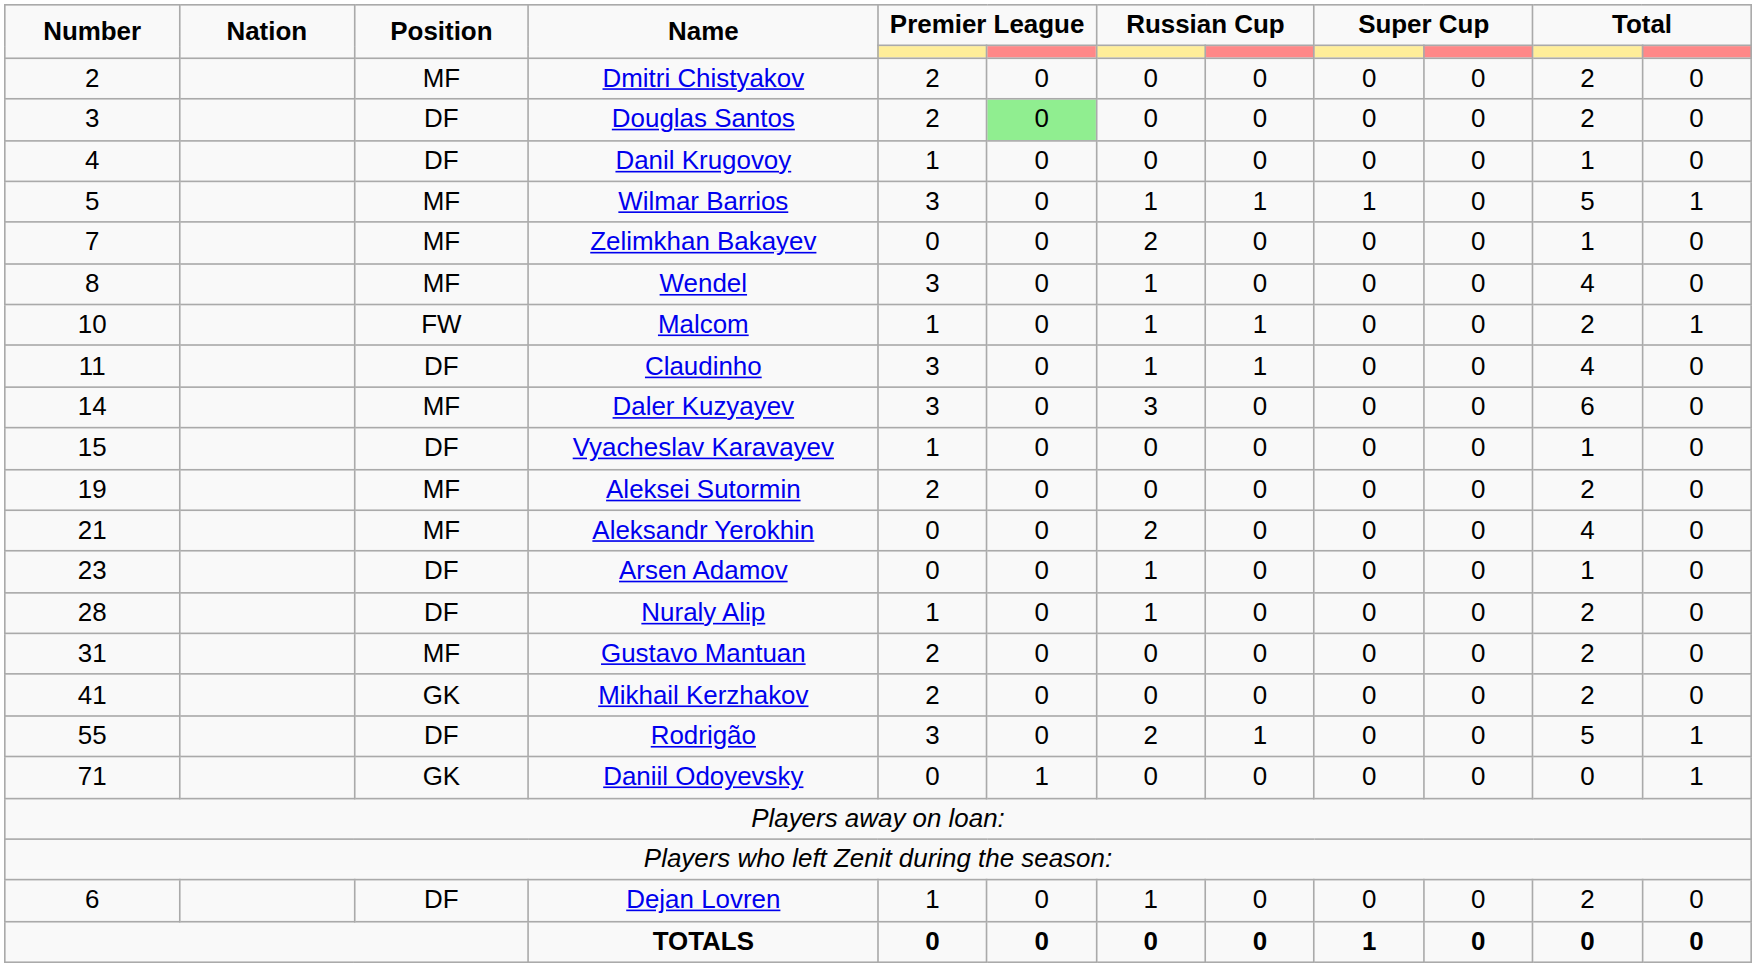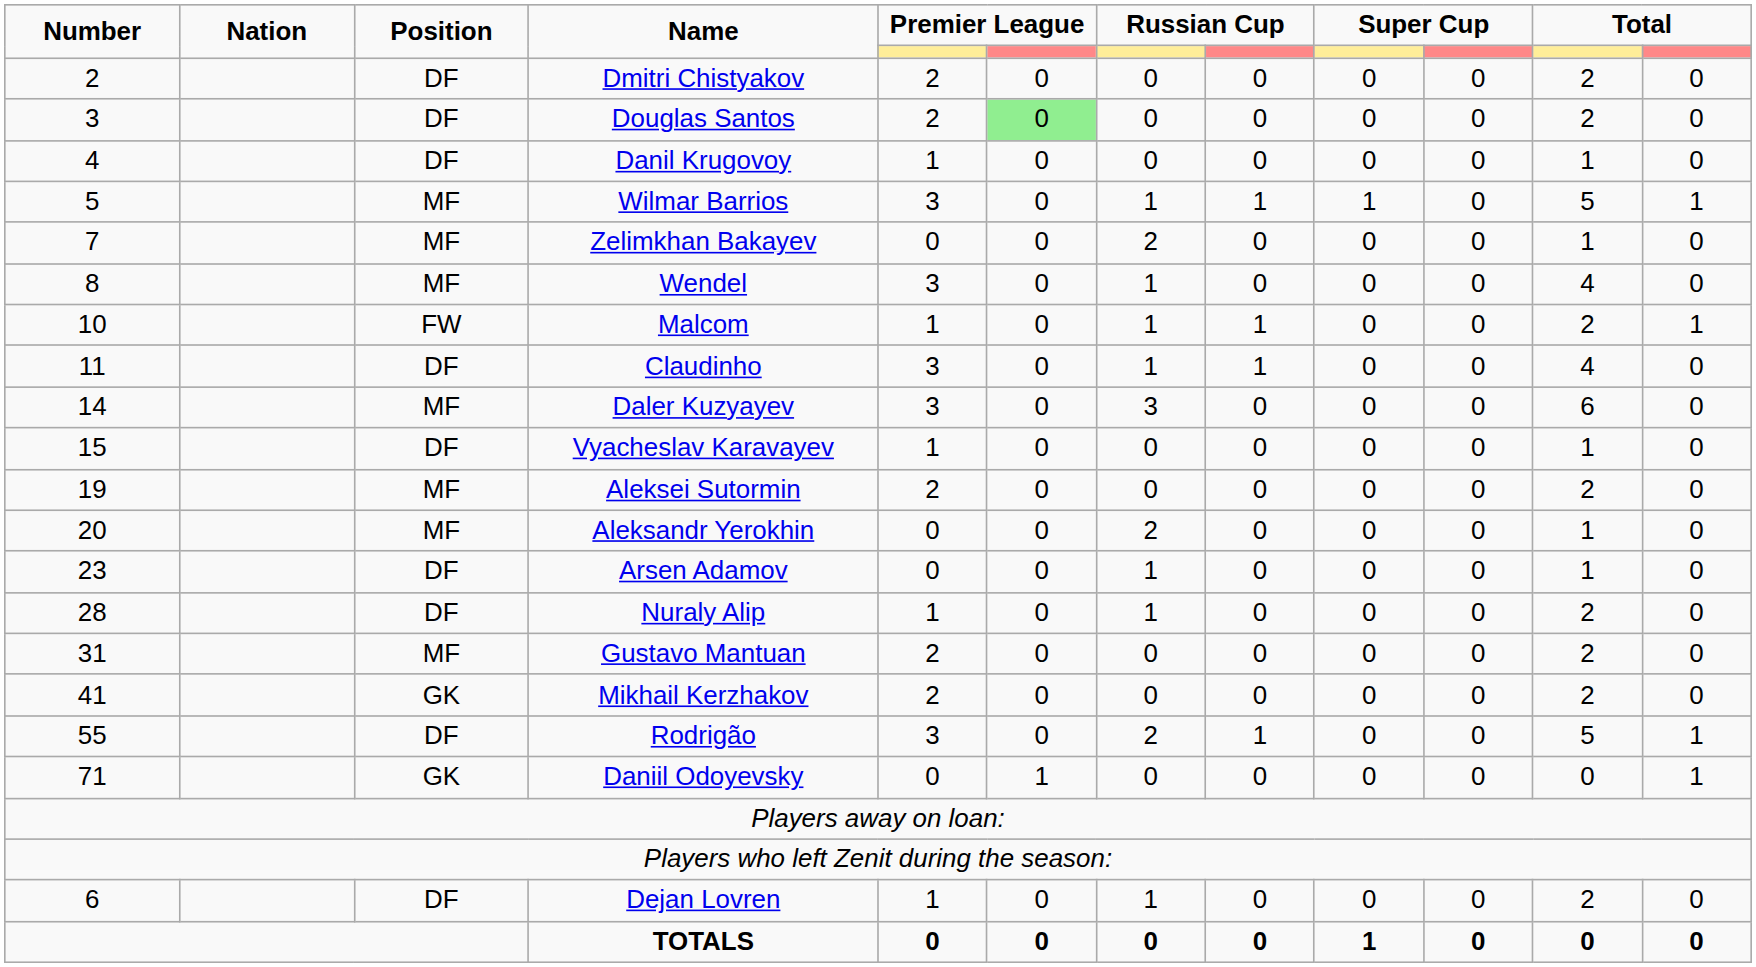(441, 78) MF -> (441, 78) DF
(92, 530) 21 -> (92, 530) 20
(1587, 530) 4 -> (1587, 530) 1
